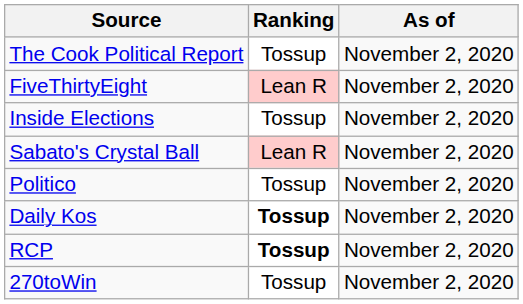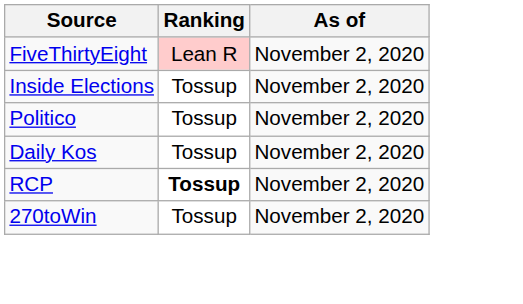- row: (126, 53)
- row: (104, 151)
(294, 217) bold -> (204, 151) normal
